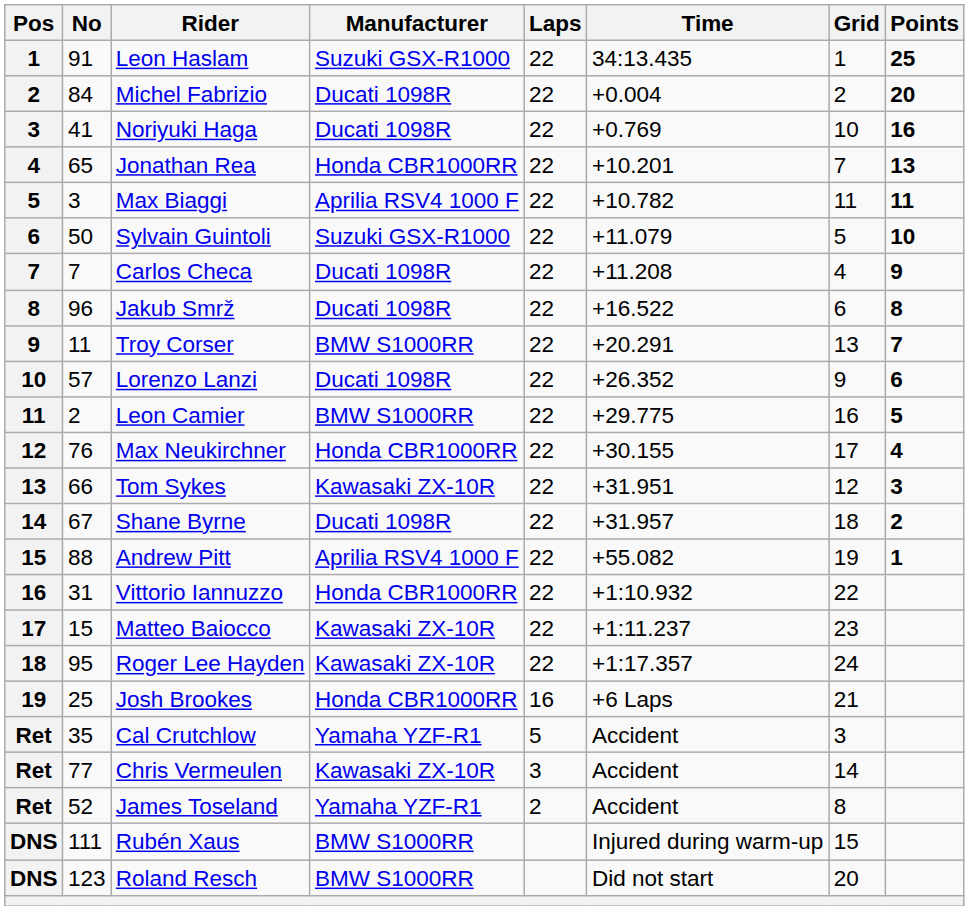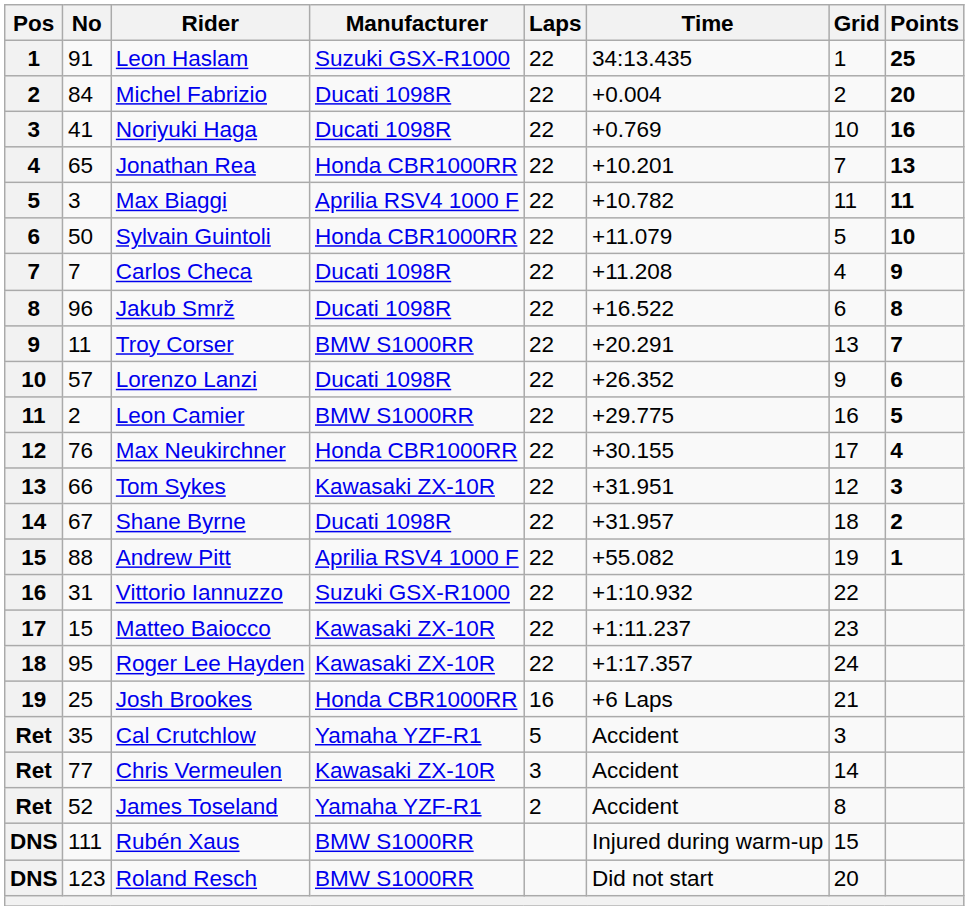(412, 236) Suzuki GSX-R1000 -> (416, 236) Honda CBR1000RR
(416, 593) Honda CBR1000RR -> (412, 593) Suzuki GSX-R1000
